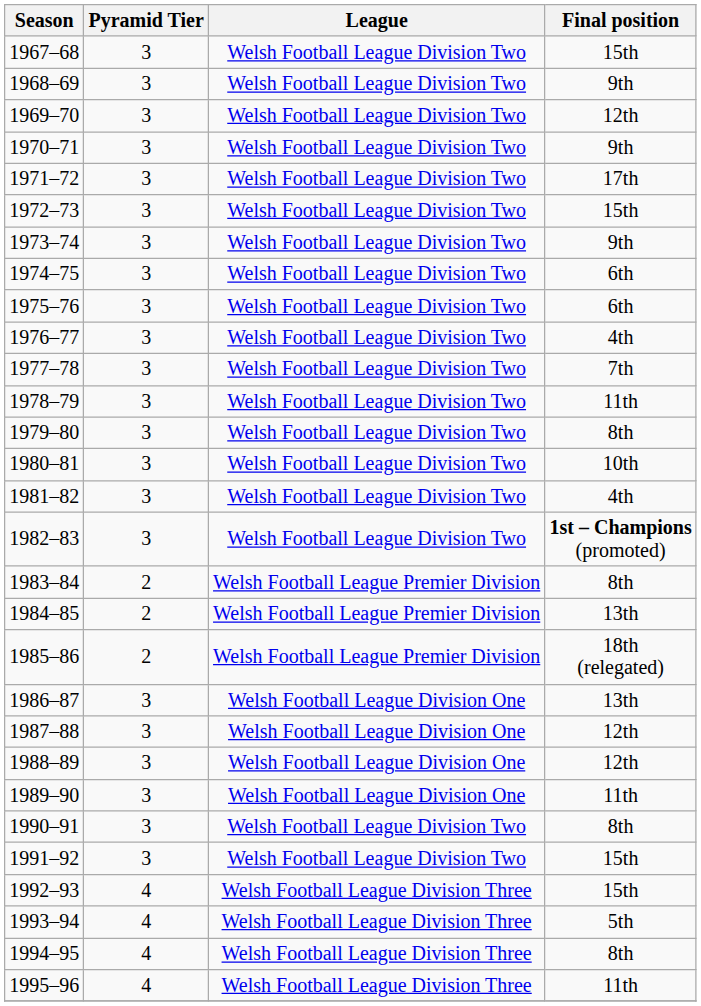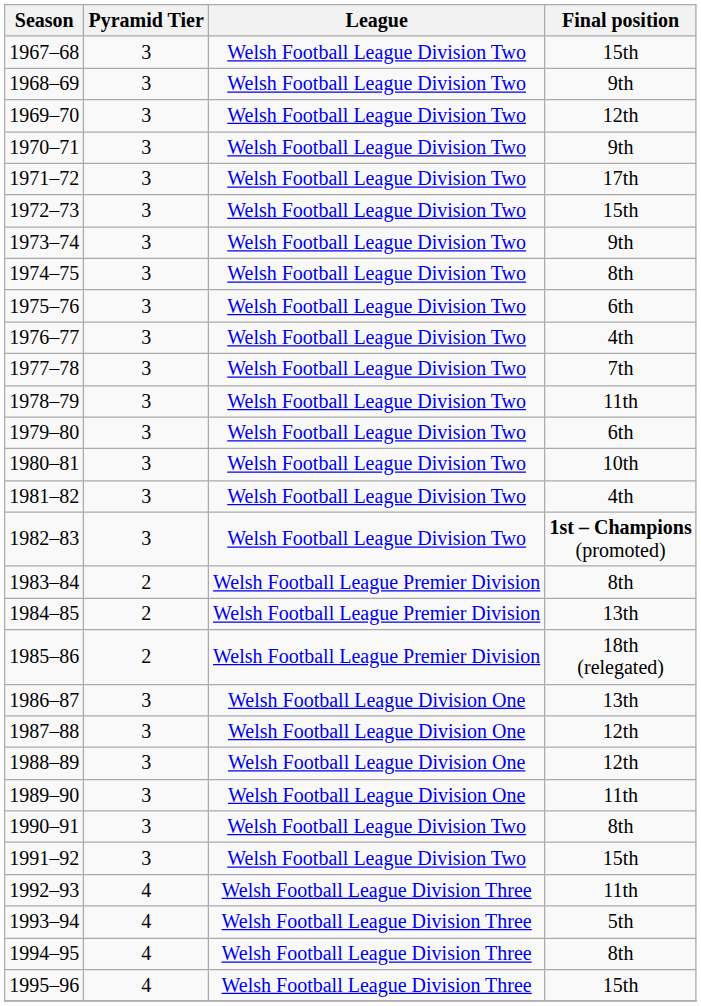(621, 274) 6th -> (621, 274) 8th
(621, 432) 8th -> (621, 432) 6th
(621, 890) 15th -> (621, 890) 11th
(621, 985) 11th -> (621, 985) 15th
